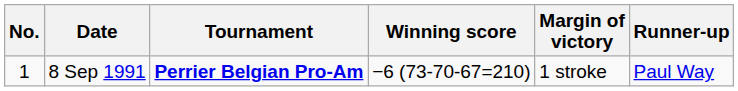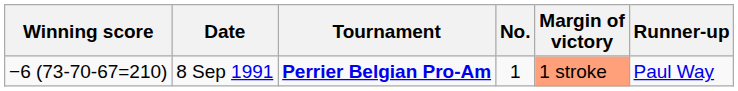columns swapped: (24, 30) <-> (451, 30)
(573, 71) no background -> (573, 71) lightsalmon background
